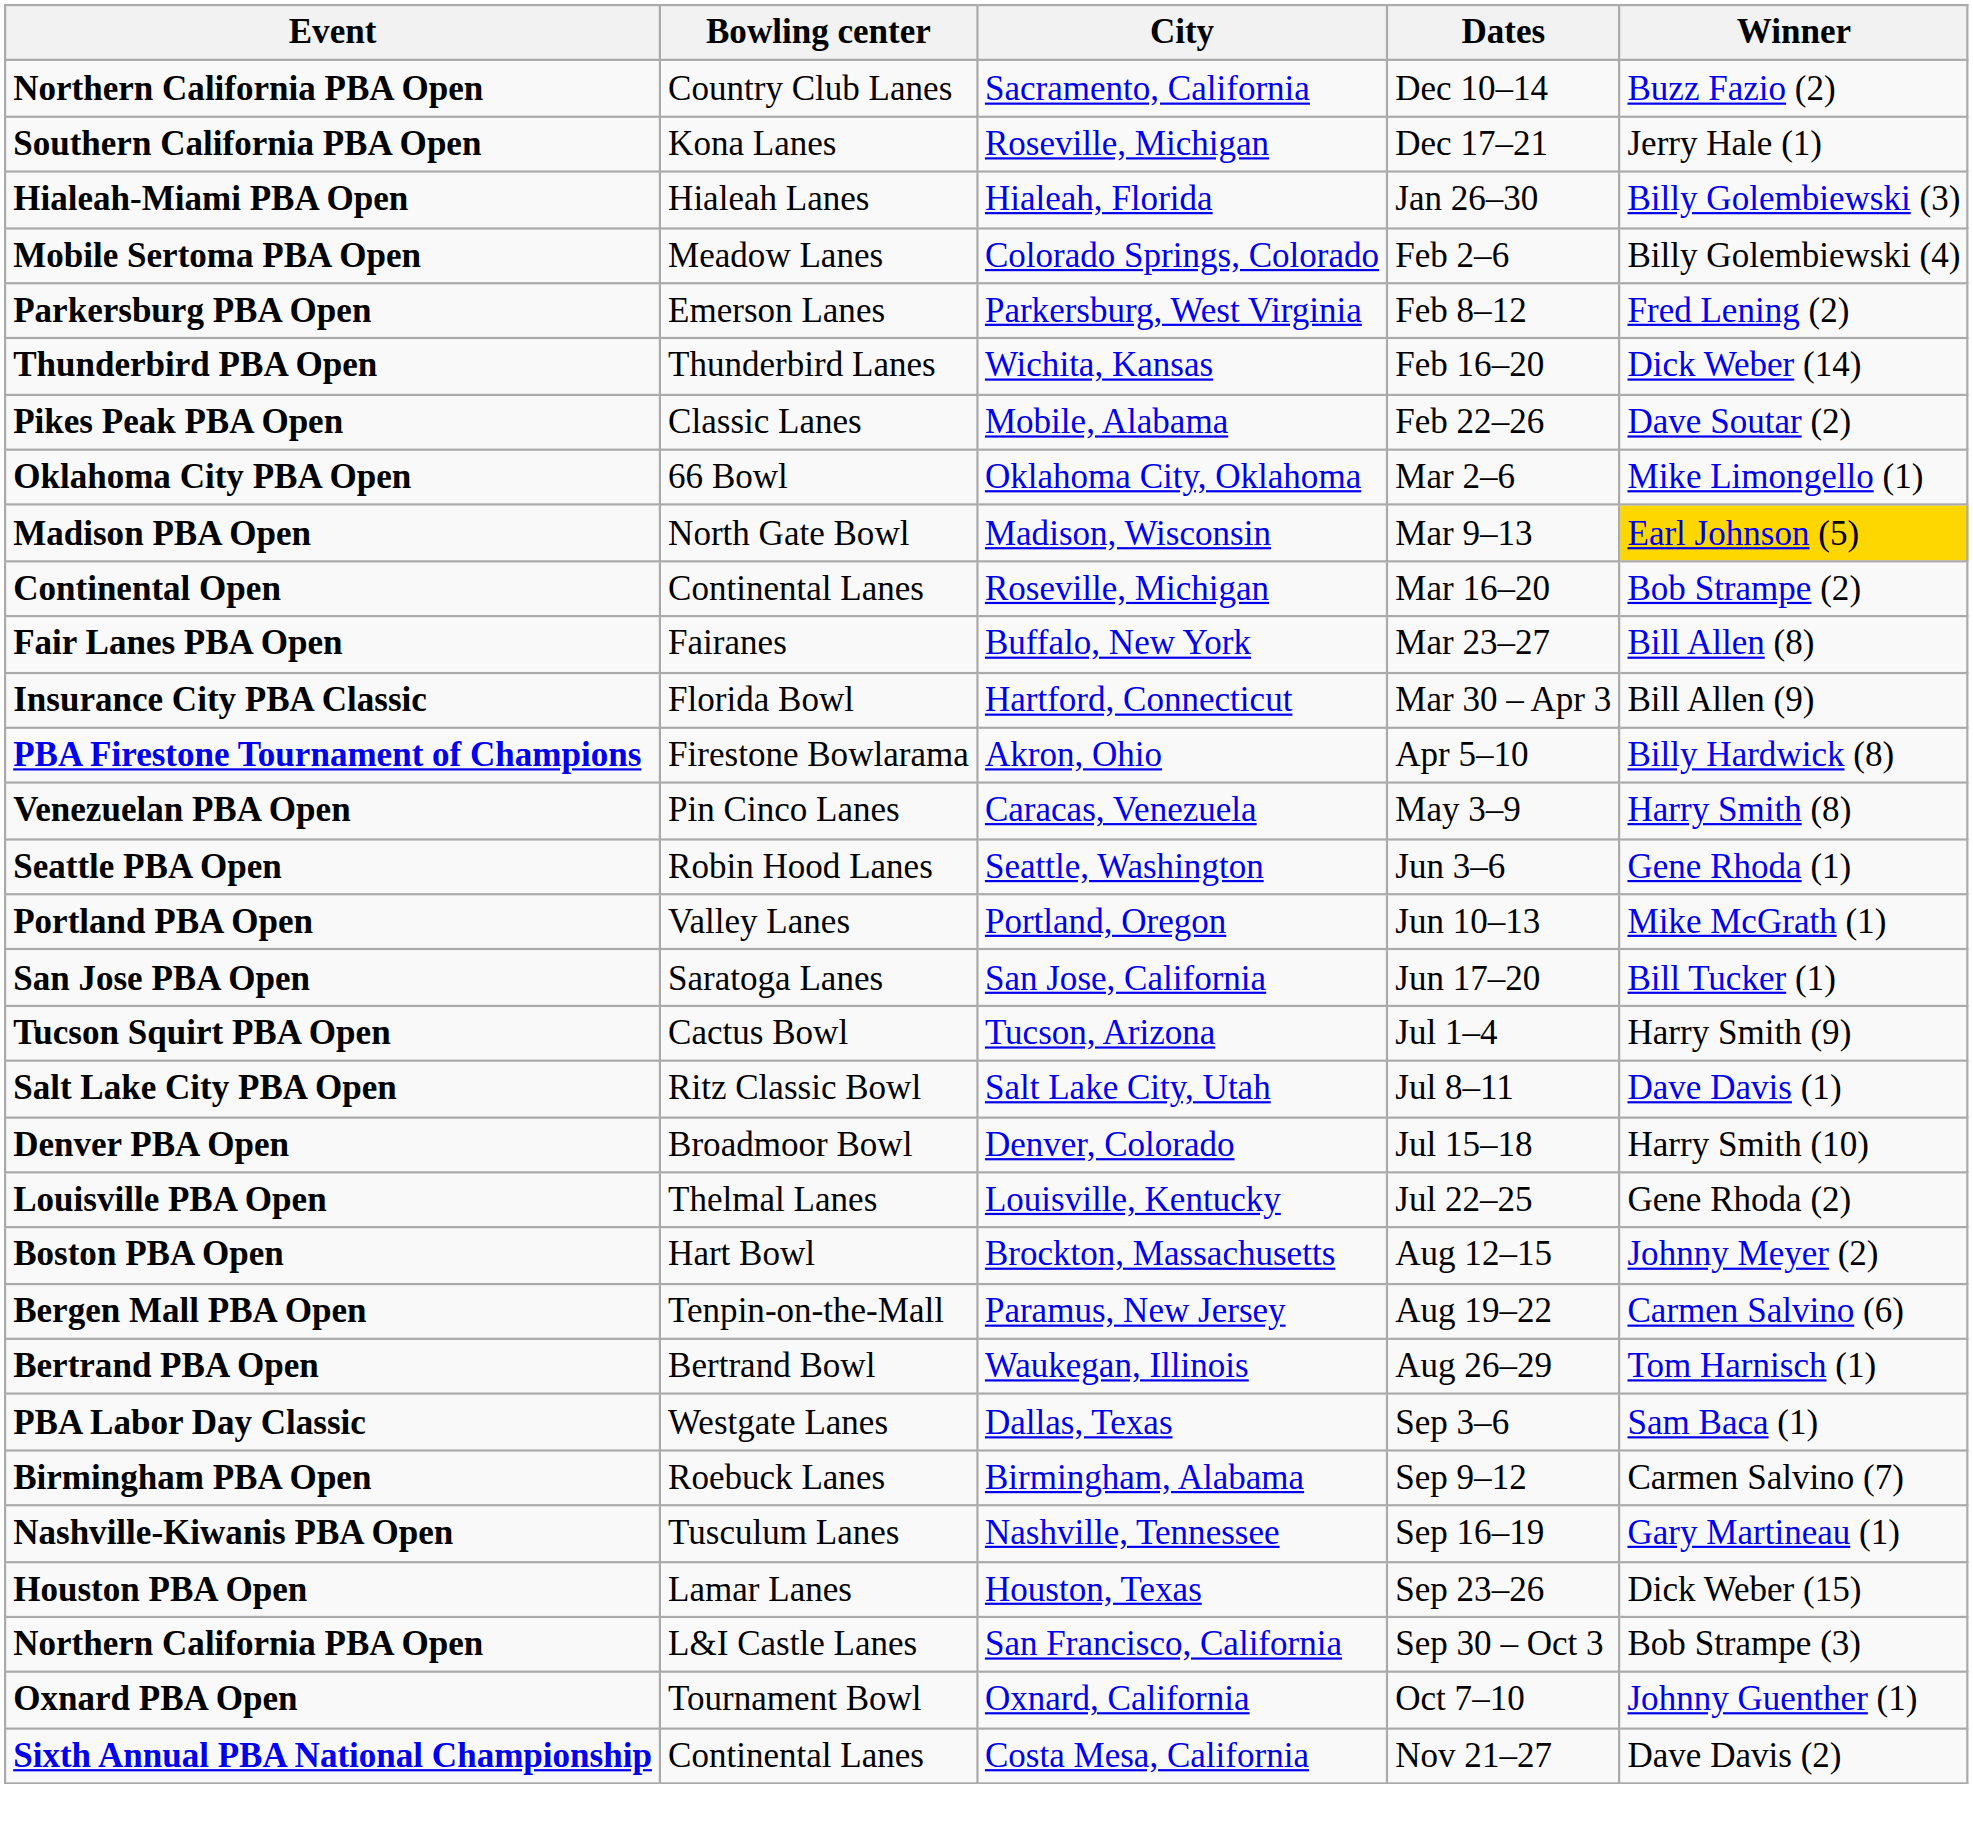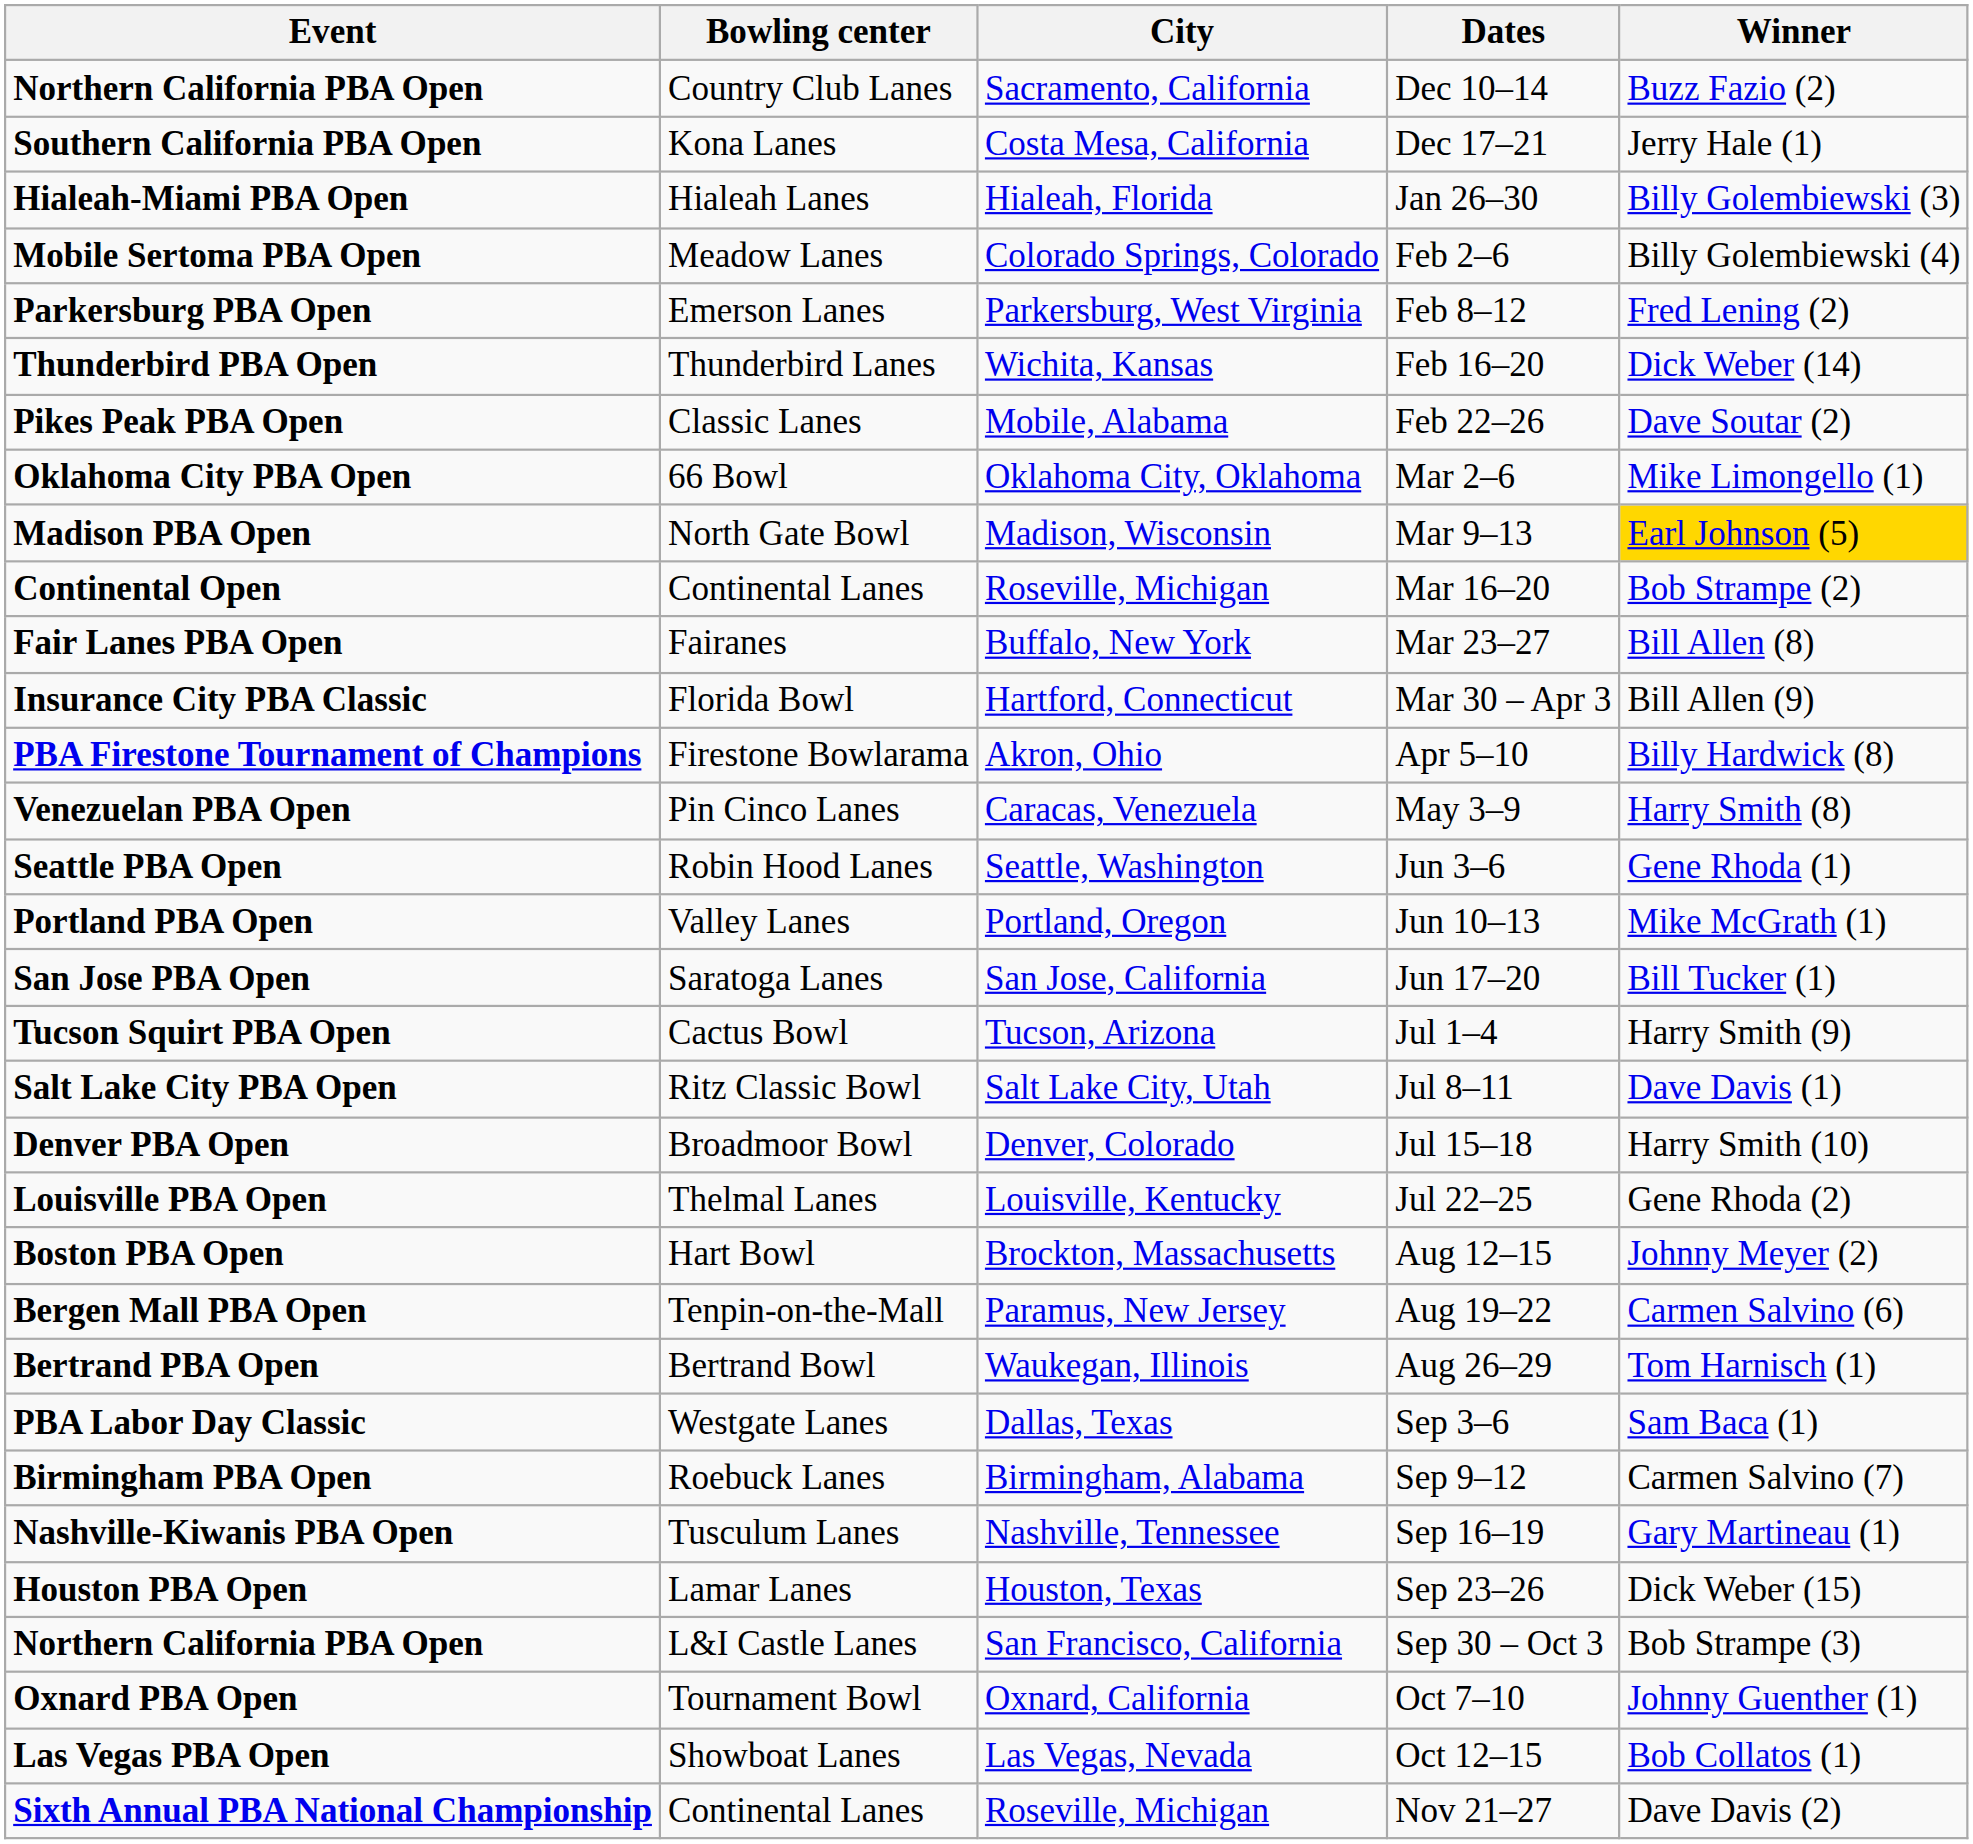(1127, 143) Roseville, Michigan -> (1147, 143) Costa Mesa, California
+ row: (1469, 1754)
(1147, 1754) Costa Mesa, California -> (1127, 1810) Roseville, Michigan
